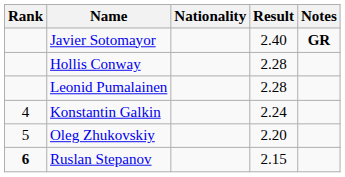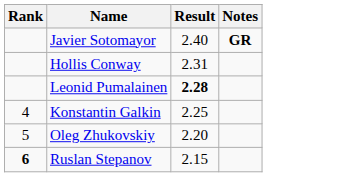- column: (210, 16)
(274, 64) 2.28 -> (195, 64) 2.31
(274, 87) normal -> (195, 87) bold
(274, 111) 2.24 -> (195, 111) 2.25
